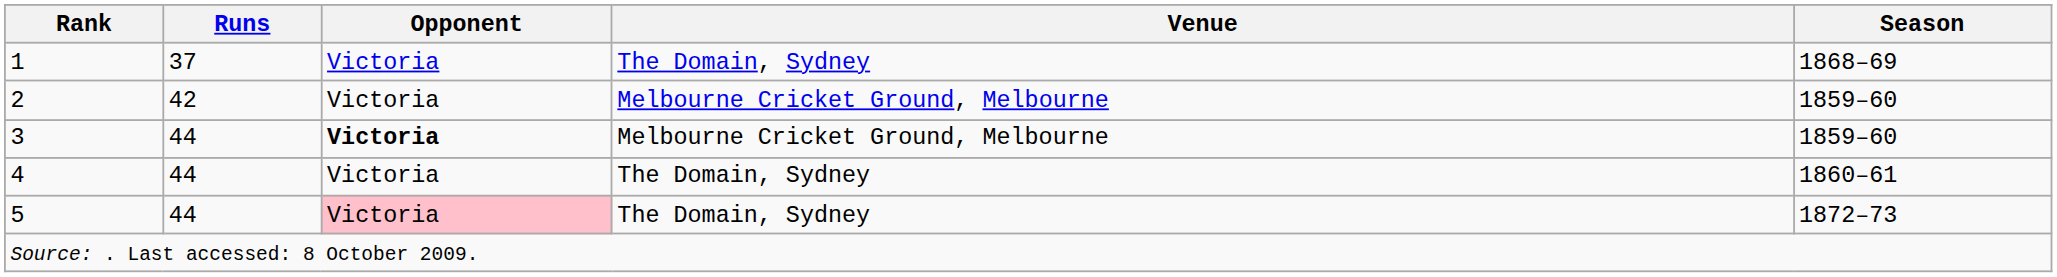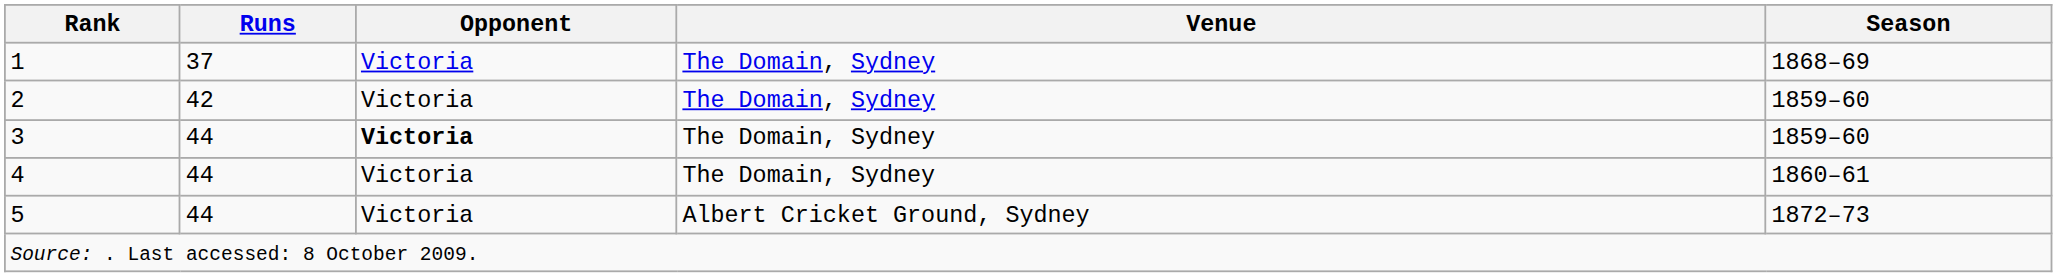(863, 100) Melbourne Cricket Ground, Melbourne -> (809, 100) The Domain, Sydney
(863, 138) Melbourne Cricket Ground, Melbourne -> (809, 138) The Domain, Sydney
(383, 215) pink background -> (417, 215) no background
(744, 215) The Domain, Sydney -> (886, 215) Albert Cricket Ground, Sydney
